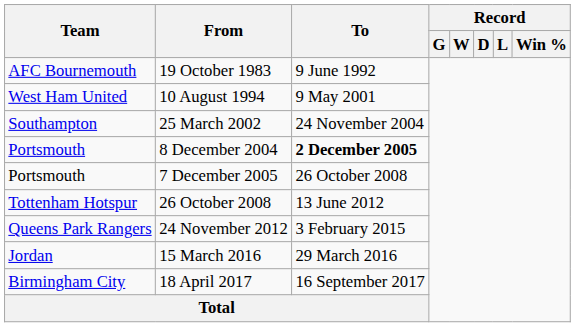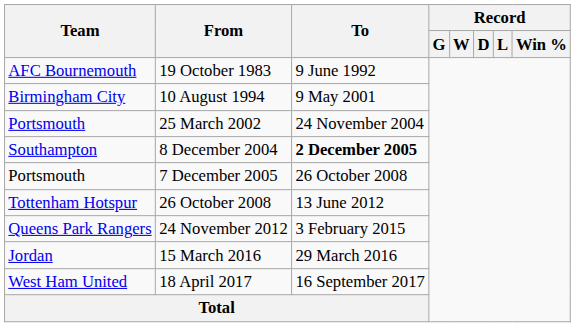(68, 96) West Ham United -> (67, 96) Birmingham City
(53, 123) Southampton -> (47, 123) Portsmouth
(47, 149) Portsmouth -> (53, 149) Southampton
(67, 281) Birmingham City -> (68, 281) West Ham United
